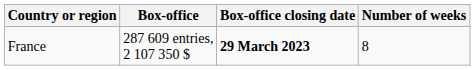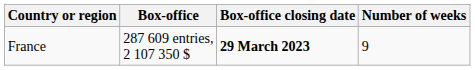(365, 45) 8 -> (365, 45) 9
